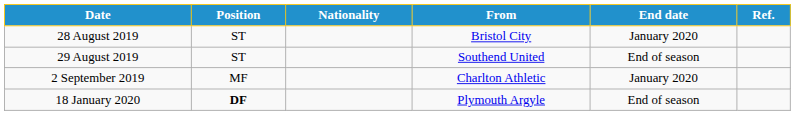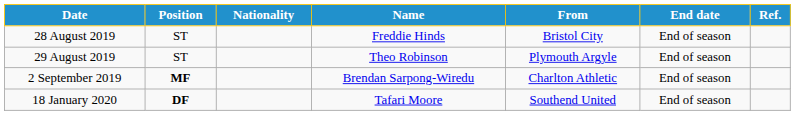+ column: (408, 15)
(664, 36) January 2020 -> (695, 36) End of season
(501, 57) Southend United -> (573, 57) Plymouth Argyle
(238, 78) normal -> (180, 78) bold
(664, 78) January 2020 -> (695, 78) End of season
(501, 100) Plymouth Argyle -> (573, 100) Southend United
